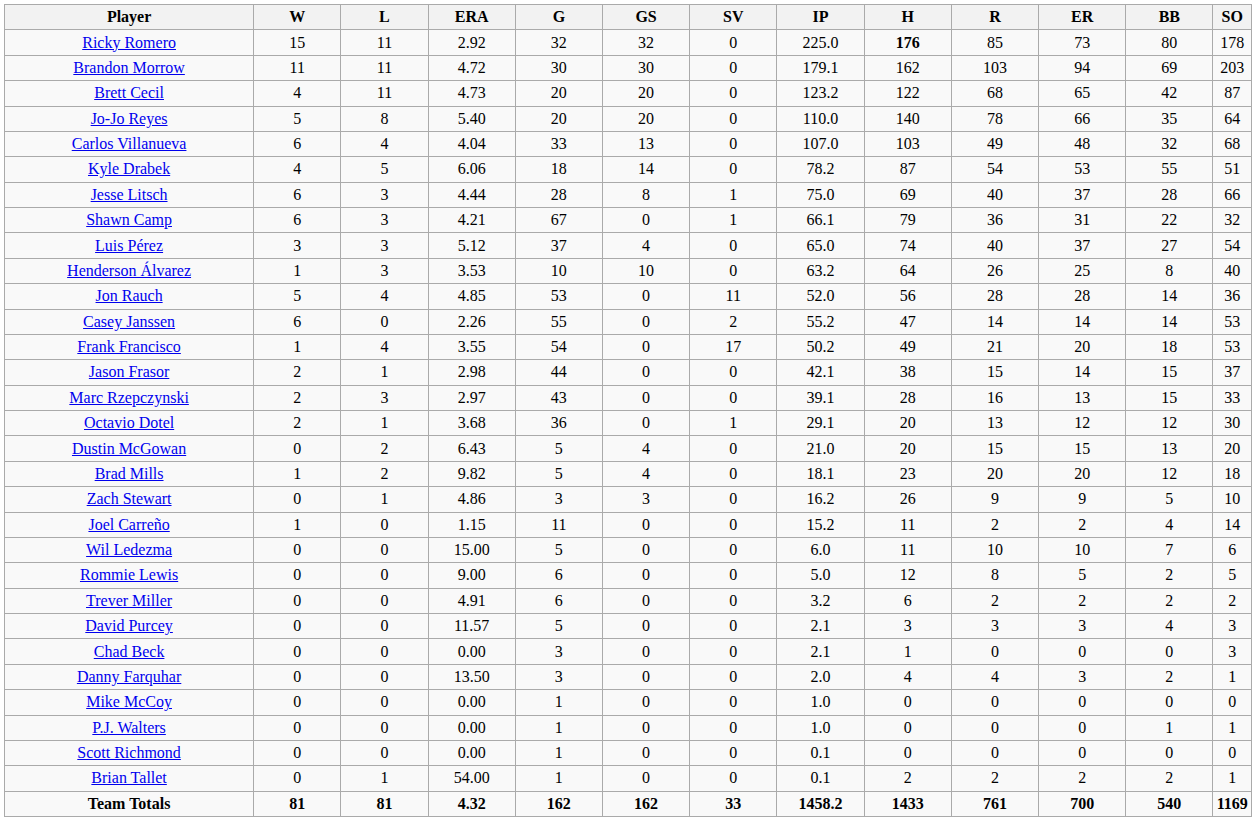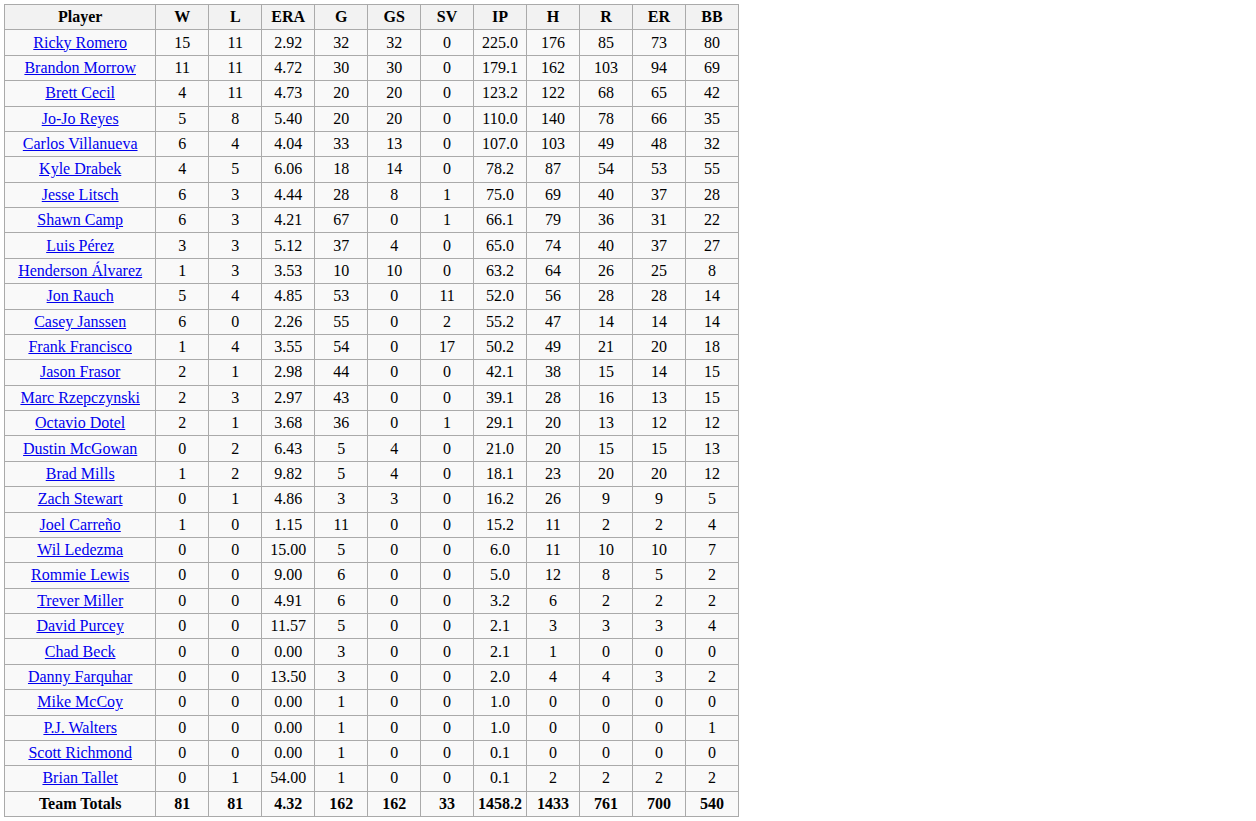- column: (1232, 17)
(908, 42) bold -> (553, 42) normal
